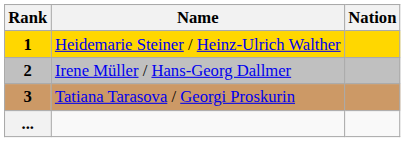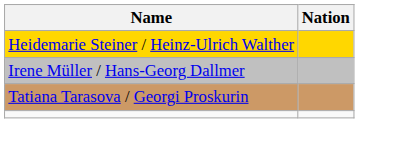- column: (28, 17)
